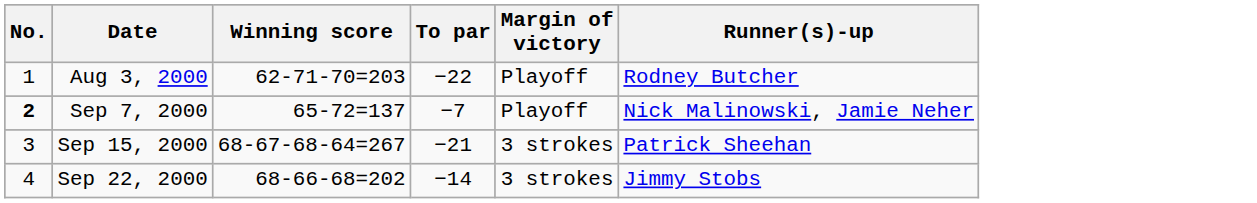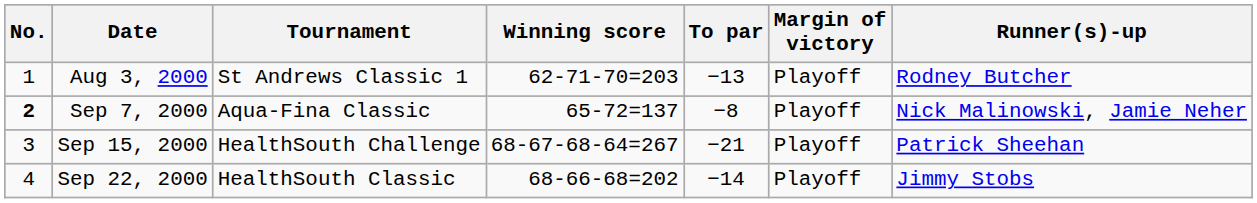+ column: (349, 34)
(453, 79) −22 -> (726, 79) −13
(453, 113) −7 -> (726, 113) −8
(557, 147) 3 strokes -> (817, 147) Playoff
(557, 180) 3 strokes -> (817, 180) Playoff
